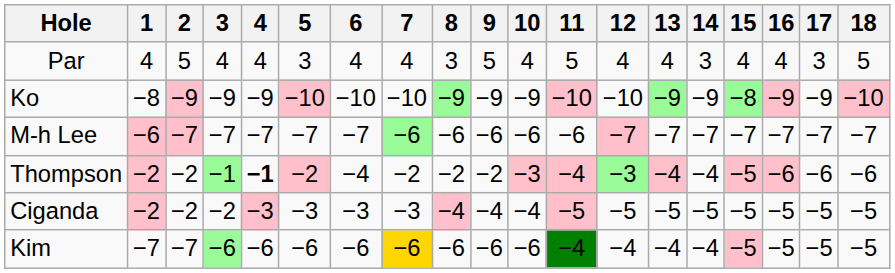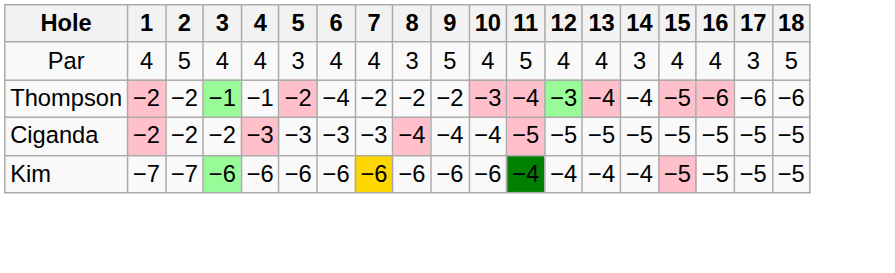- row: (25, 98)
- row: (54, 135)
(260, 173) bold -> (260, 98) normal
